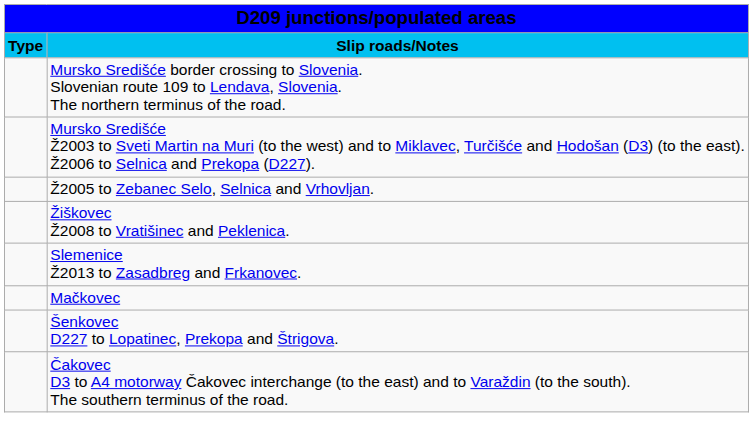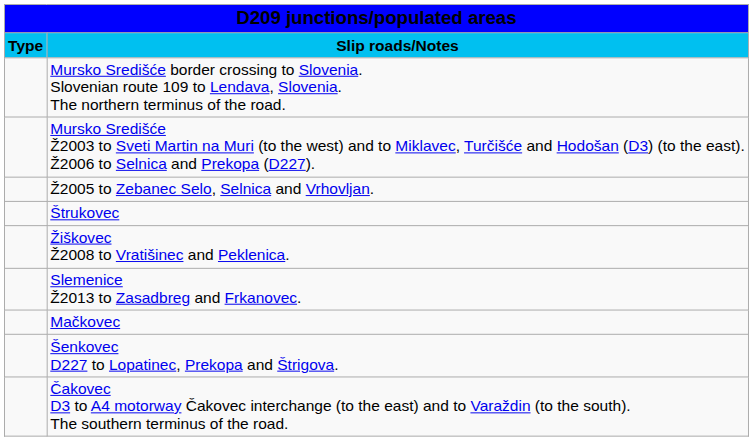+ row: (85, 213)
